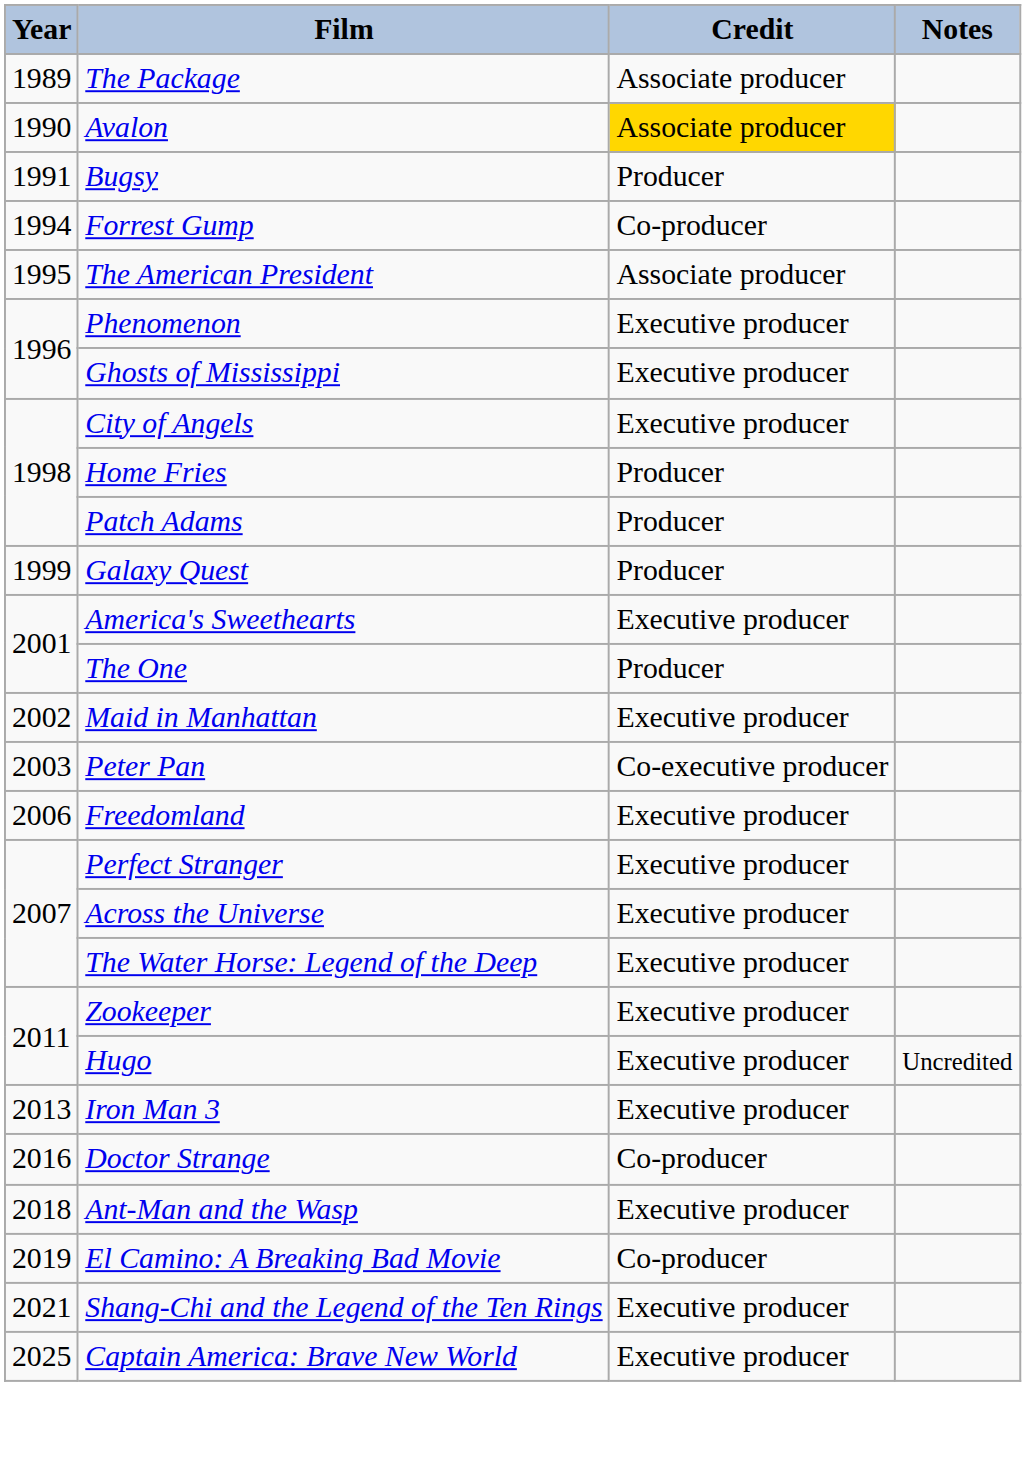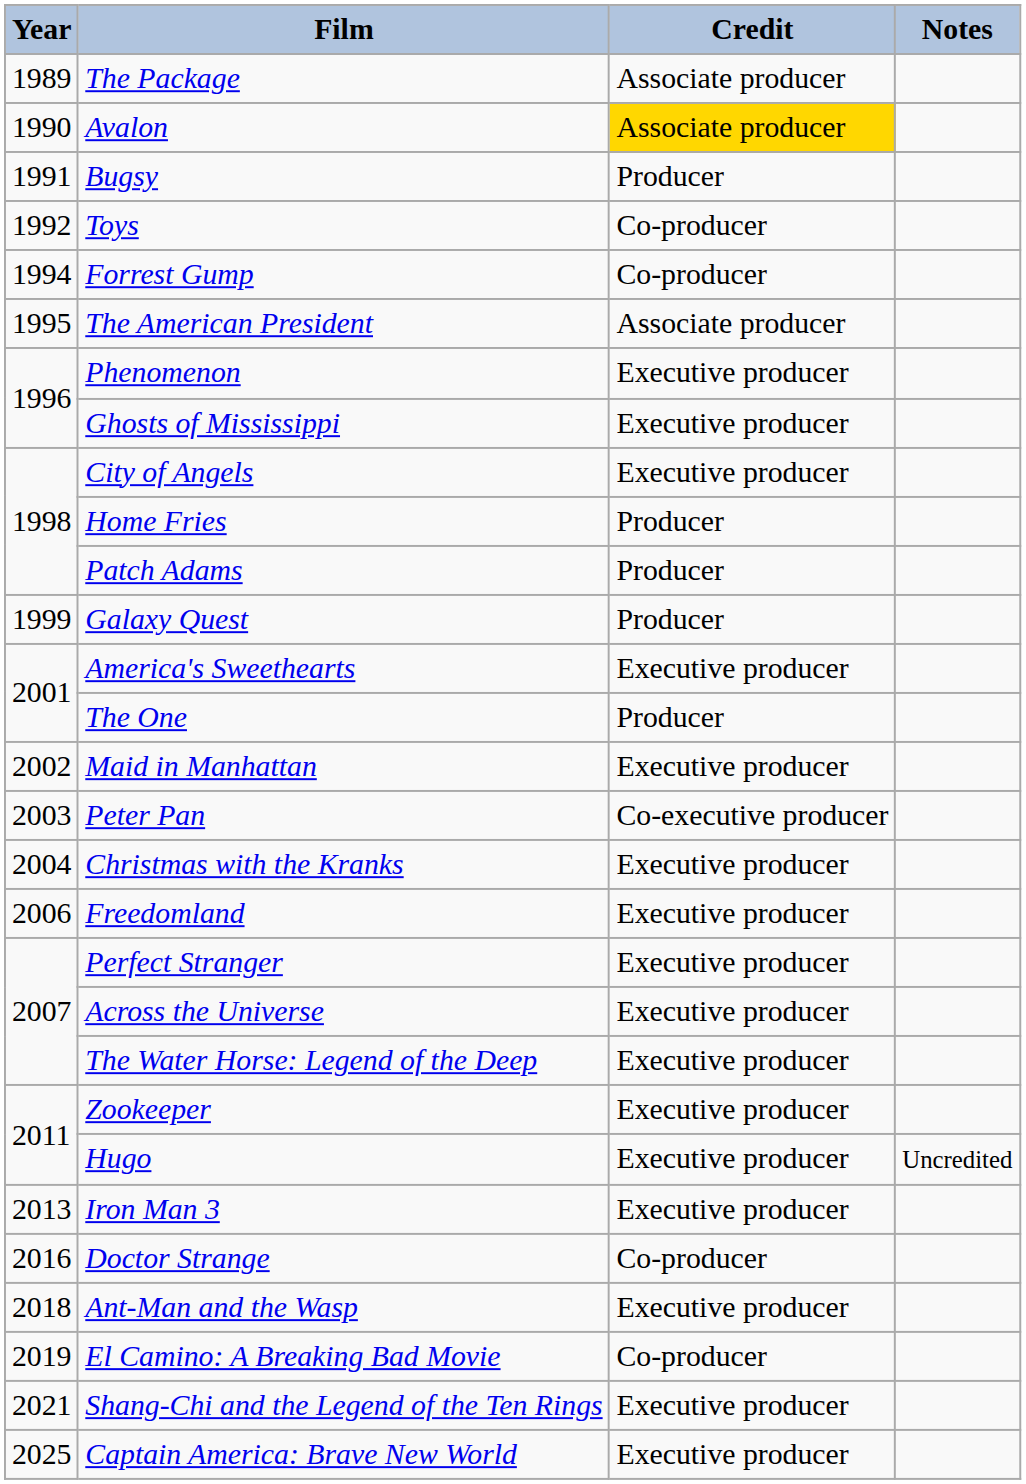+ row: (112, 225)
+ row: (244, 864)
